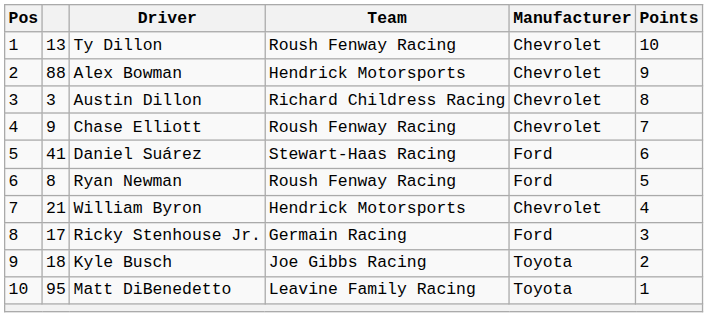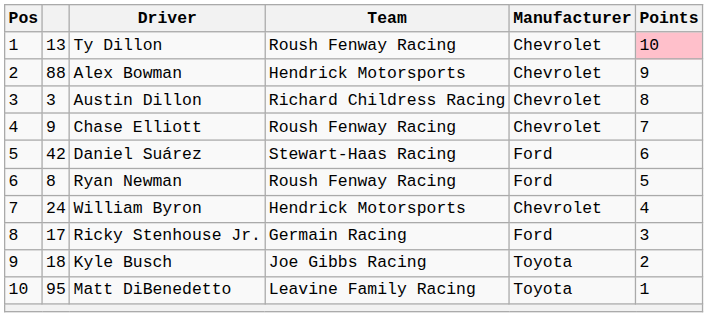(649, 45) no background -> (649, 45) pink background
(56, 154) 41 -> (56, 154) 42
(56, 208) 21 -> (56, 208) 24
